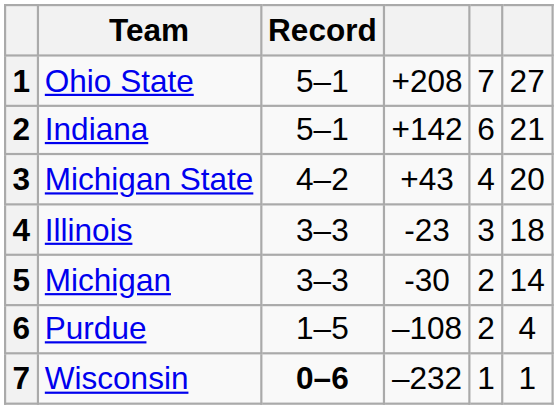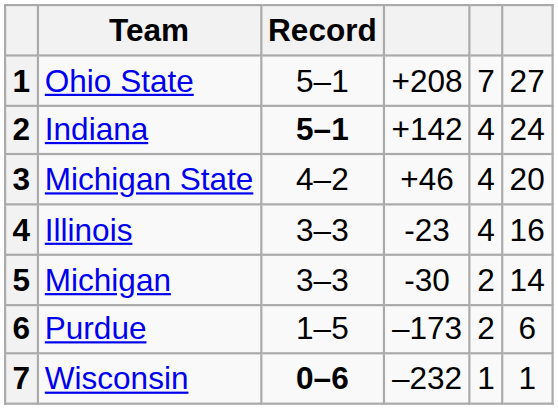(322, 130) normal -> (322, 130) bold
(486, 130) 6 -> (486, 130) 4
(527, 130) 21 -> (527, 130) 24
(427, 180) +43 -> (427, 180) +46
(486, 230) 3 -> (486, 230) 4
(527, 230) 18 -> (527, 230) 16
(427, 329) –108 -> (427, 329) –173
(527, 329) 4 -> (527, 329) 6
